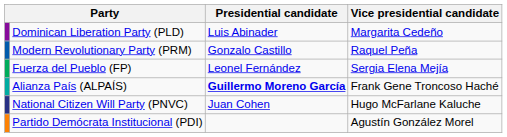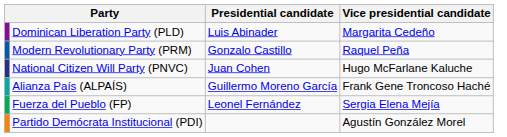rows swapped: (72, 68) <-> (100, 104)
(277, 86) bold -> (272, 86) normal
